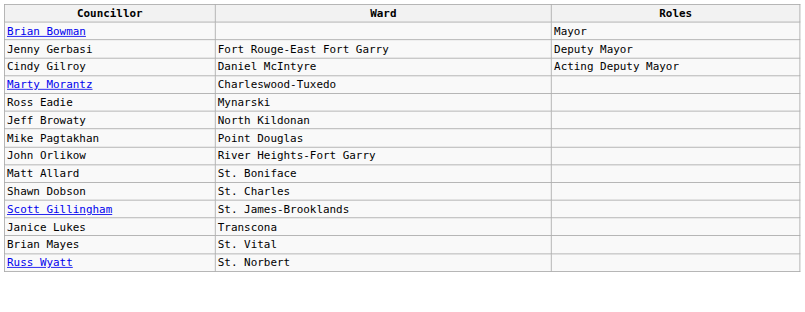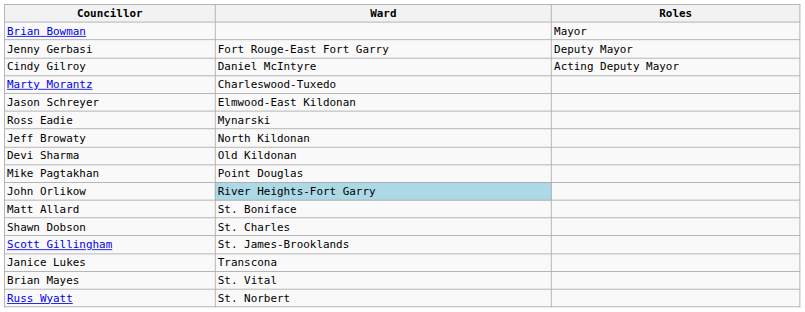+ row: (53, 102)
+ row: (43, 156)
(297, 156) no background -> (297, 191) lightblue background
